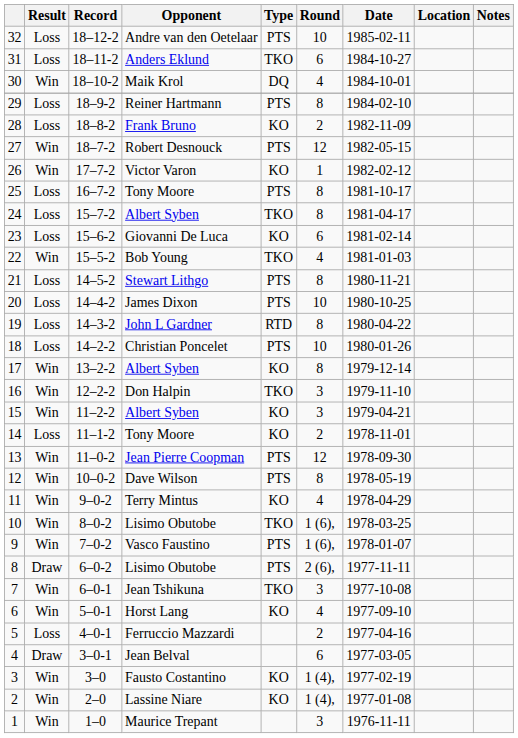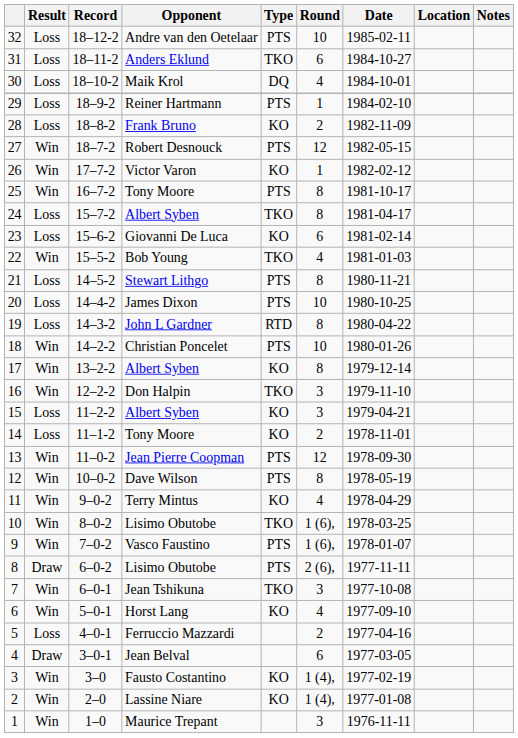(47, 81) Win -> (47, 81) Loss
(320, 103) 8 -> (320, 103) 1
(47, 192) Loss -> (47, 192) Win
(47, 346) Loss -> (47, 346) Win
(47, 412) Win -> (47, 412) Loss
